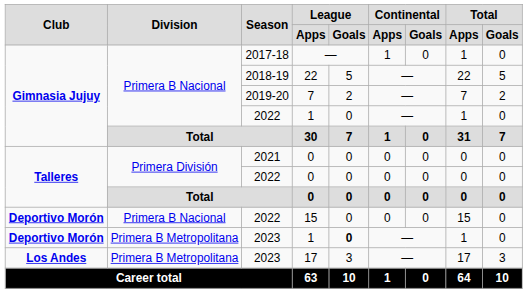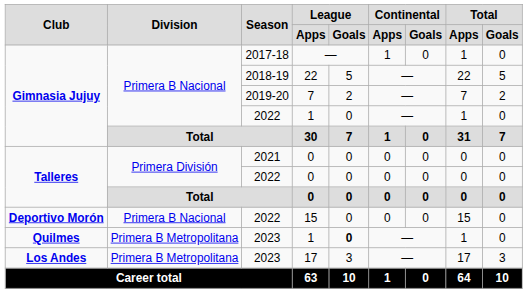(56, 238) Deportivo Morón -> (56, 238) Quilmes
